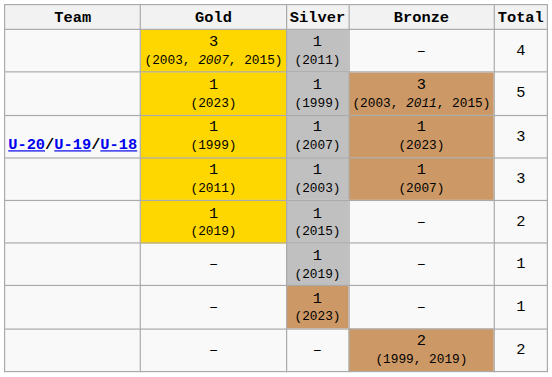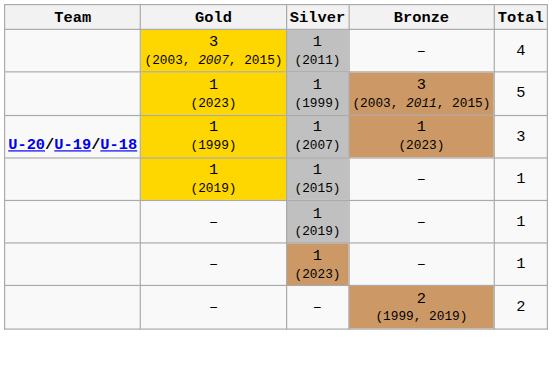- row: (317, 178)
(521, 222) 2 -> (521, 179) 1
